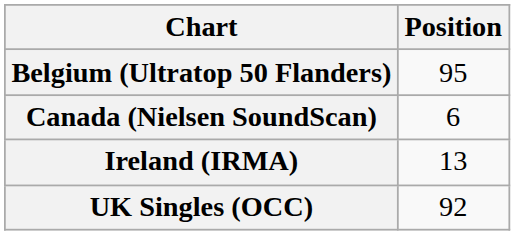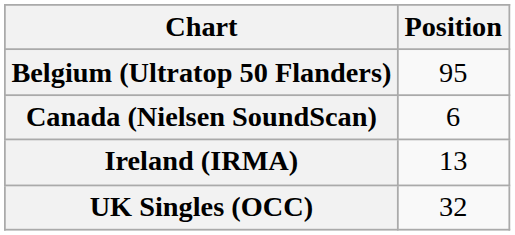(453, 206) 92 -> (453, 206) 32
